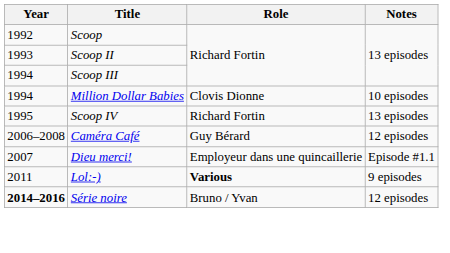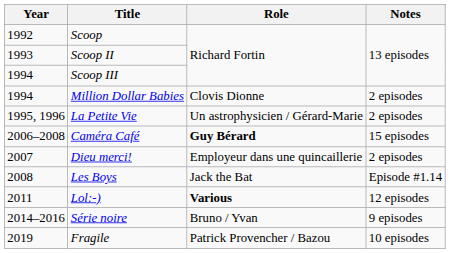(398, 95) 10 episodes -> (396, 95) 2 episodes
- row: (94, 116)
+ row: (104, 116)
(220, 136) normal -> (223, 136) bold
(398, 136) 12 episodes -> (399, 136) 15 episodes
(402, 156) Episode #1.1 -> (396, 156) 2 episodes
+ row: (94, 177)
(395, 177) 9 episodes -> (399, 197) 12 episodes
(36, 197) bold -> (36, 217) normal
(398, 197) 12 episodes -> (396, 217) 9 episodes
+ row: (90, 237)
